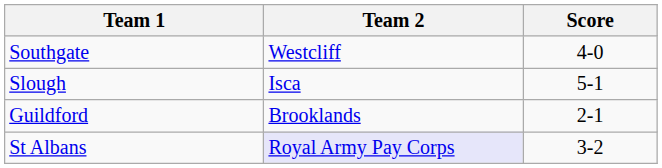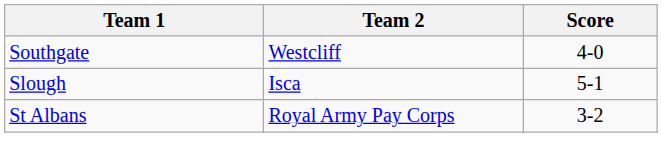- row: (49, 115)
(362, 147) lavender background -> (362, 115) no background
